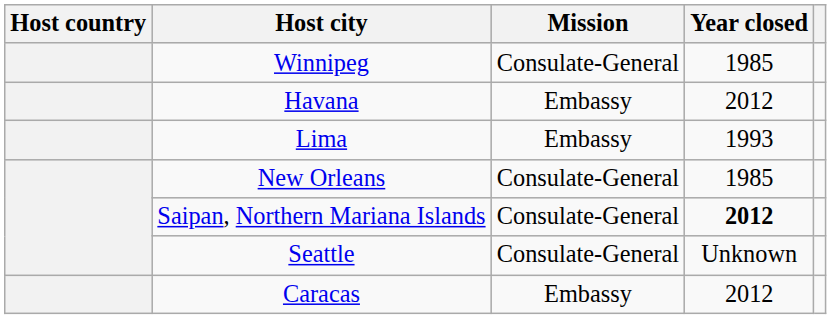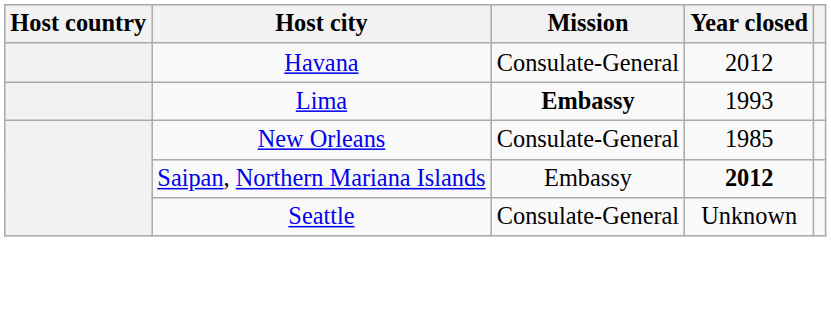- row: (321, 62)
(588, 100) Embassy -> (588, 62) Consulate-General
(588, 139) normal -> (588, 100) bold
(588, 216) Consulate-General -> (588, 178) Embassy
- row: (321, 293)
